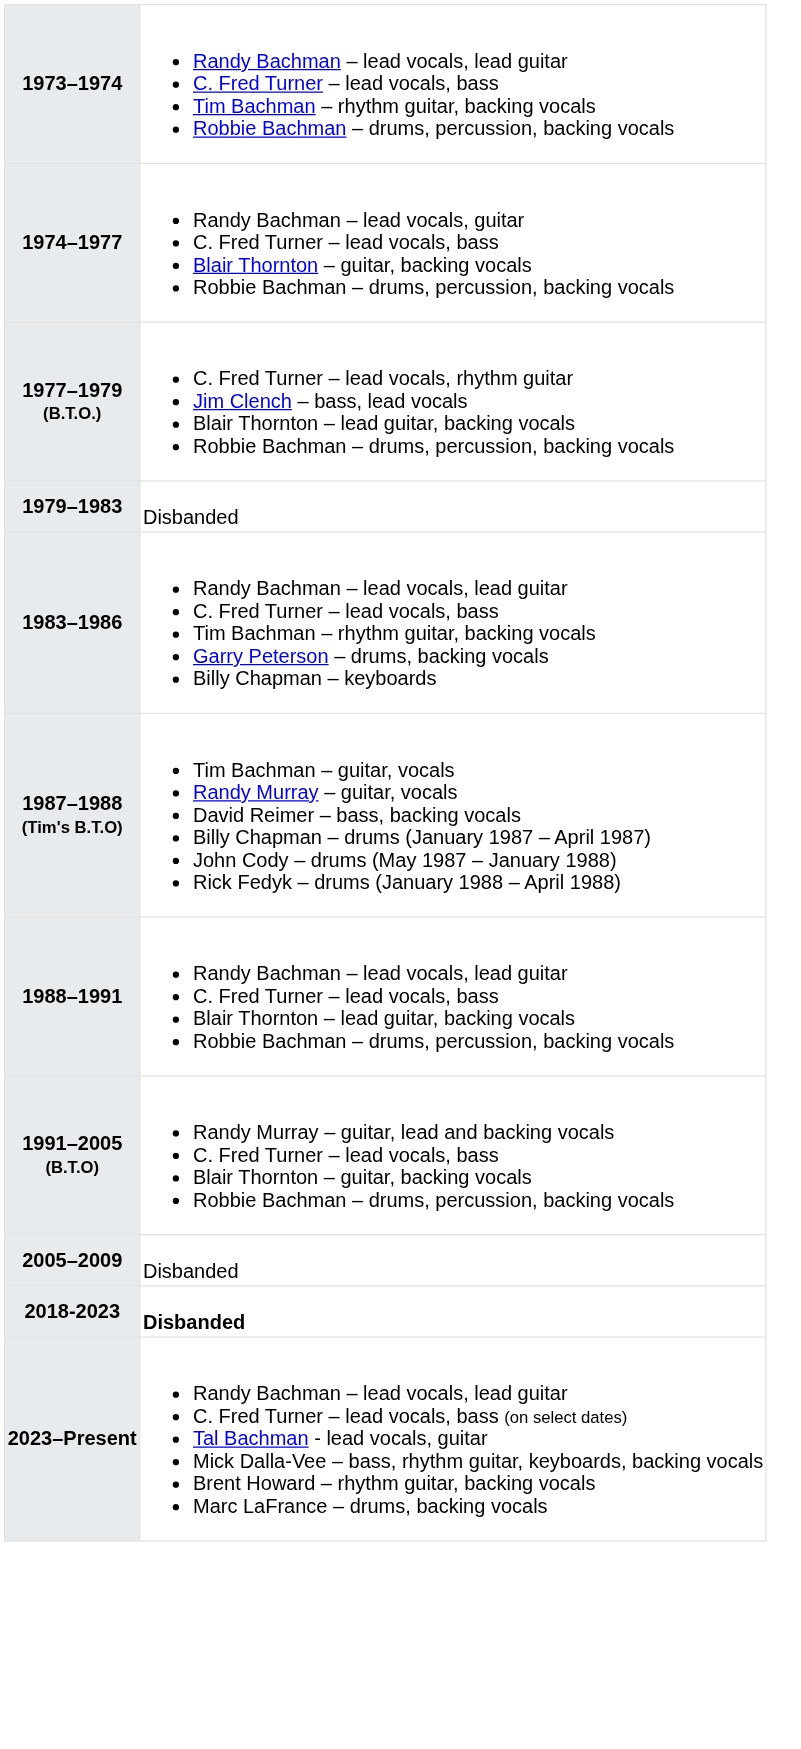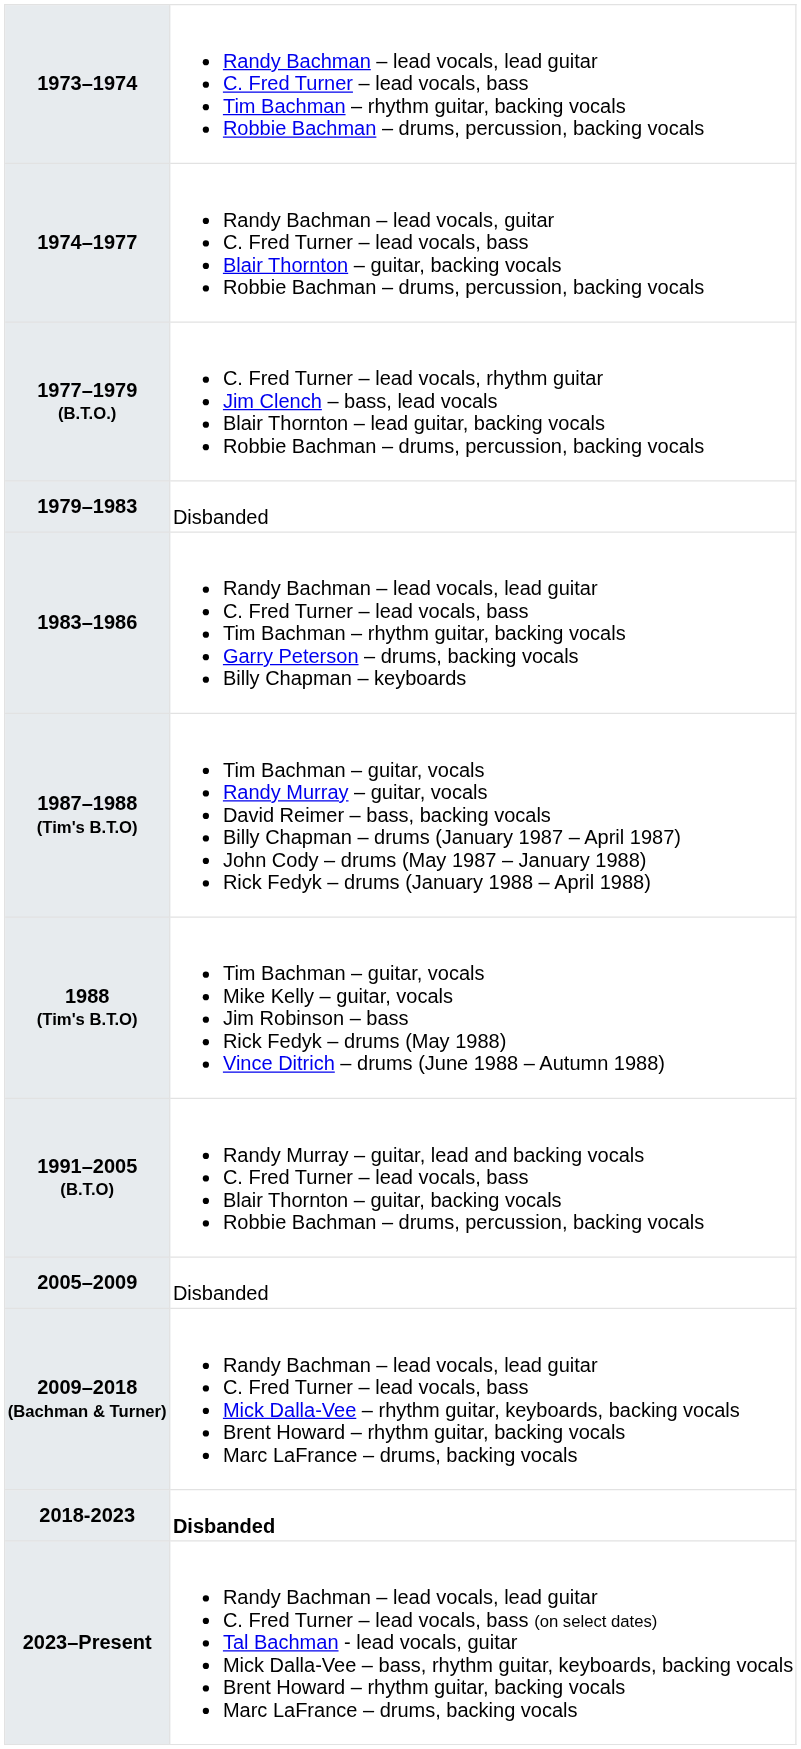+ row: (87, 1007)
- row: (72, 996)
+ row: (87, 1398)
